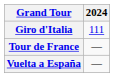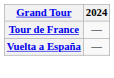- row: (44, 30)
